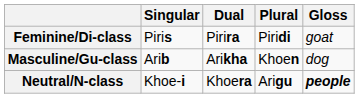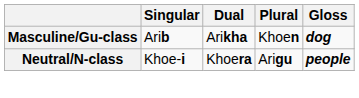- row: (73, 37)
(317, 59) normal -> (318, 37) bold
